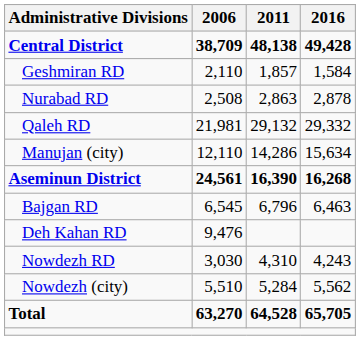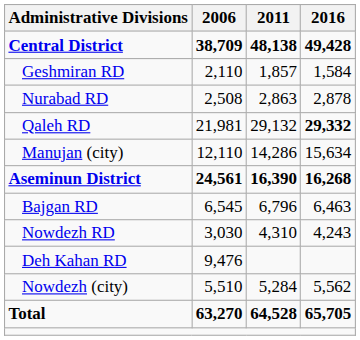(328, 125) normal -> (328, 125) bold
rows swapped: (74, 233) <-> (68, 260)
